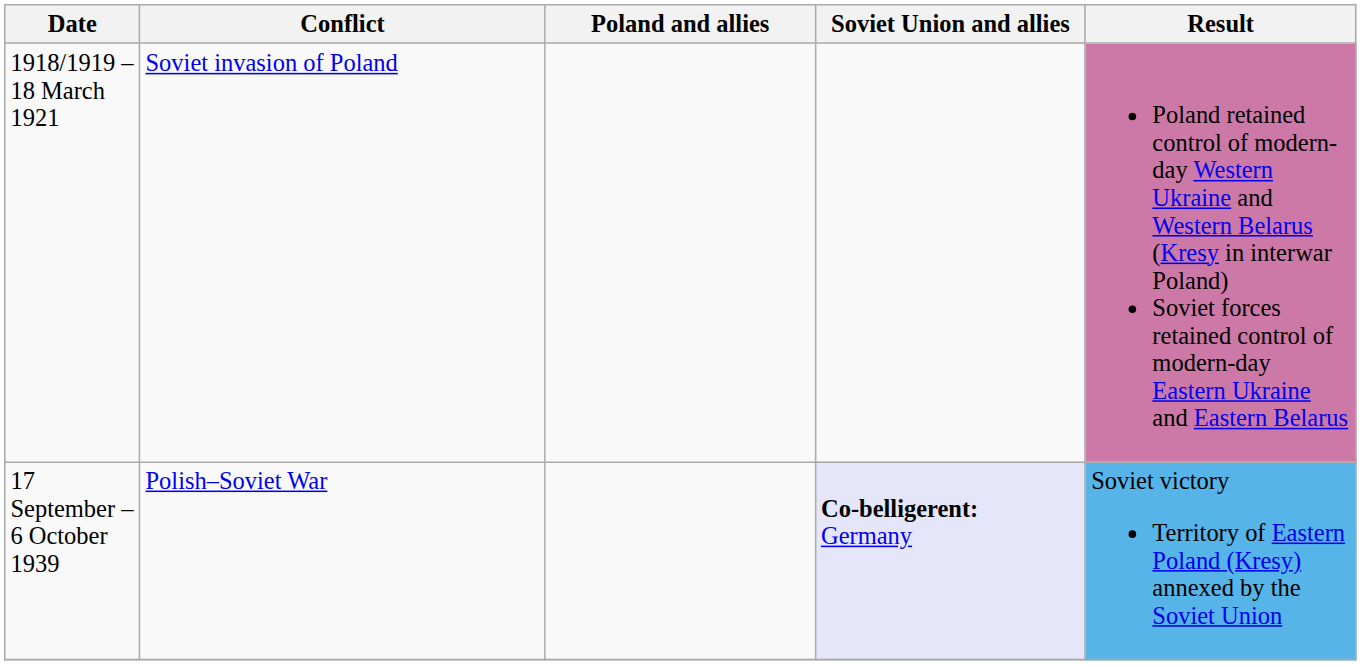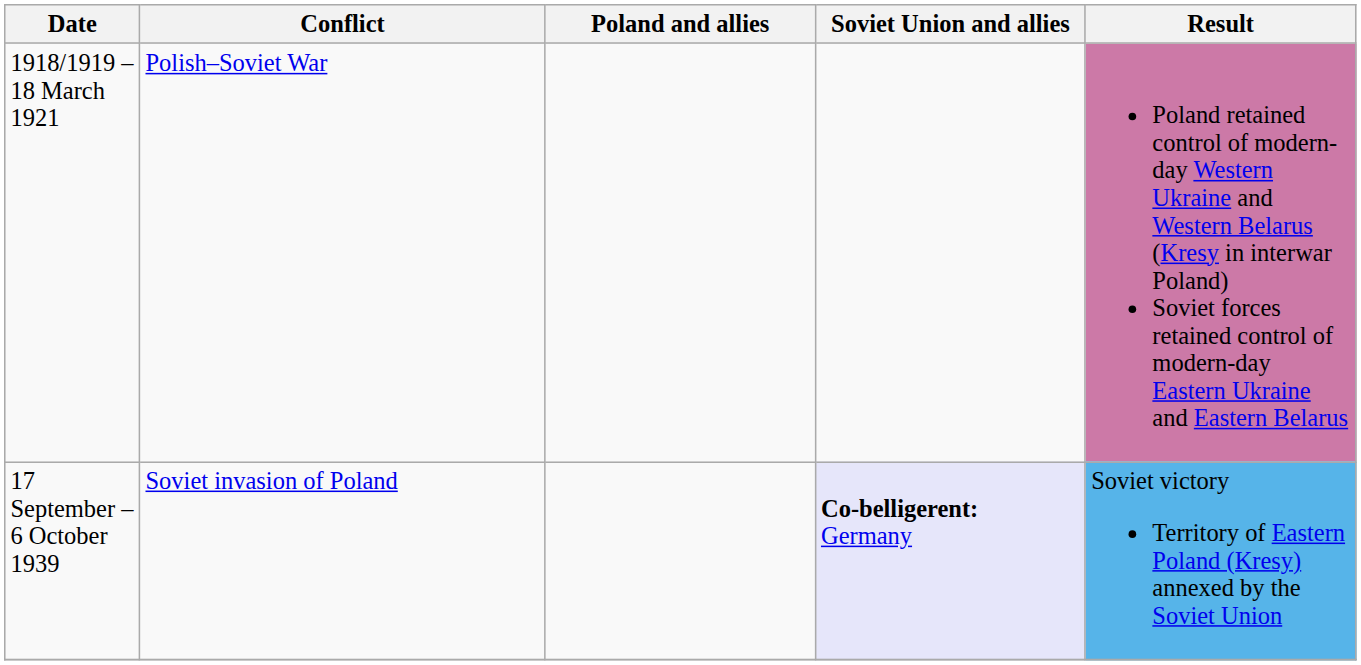(272, 62) Soviet invasion of Poland -> (236, 62) Polish–Soviet War
(236, 480) Polish–Soviet War -> (272, 480) Soviet invasion of Poland
